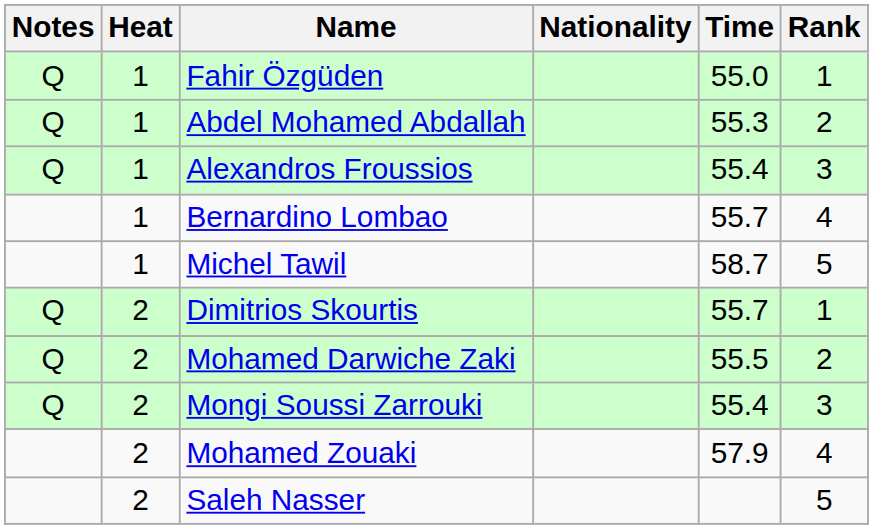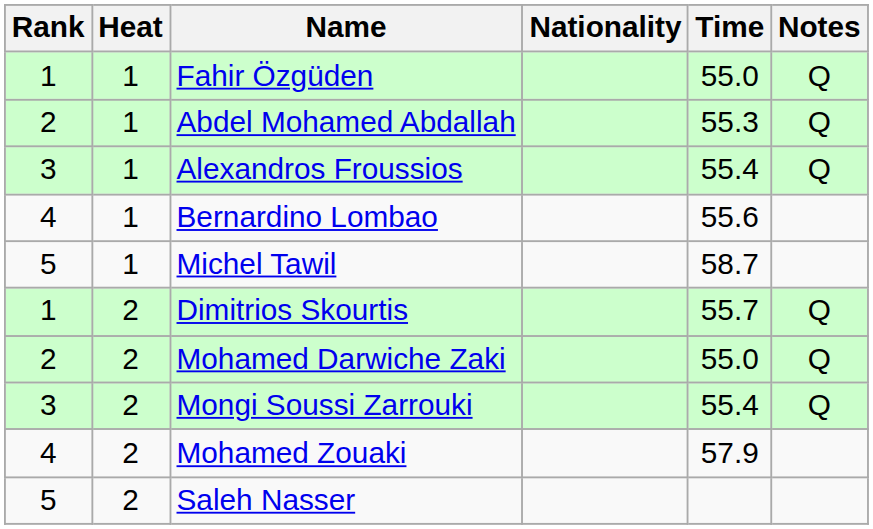columns swapped: (824, 28) <-> (53, 28)
(740, 216) 55.7 -> (730, 216) 55.6
(740, 358) 55.5 -> (730, 358) 55.0
